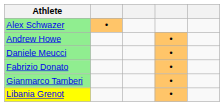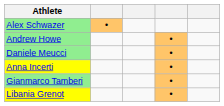- row: (37, 67)
+ row: (30, 67)
